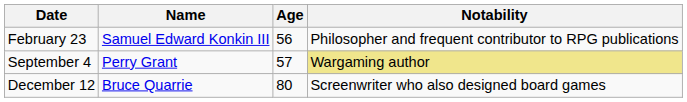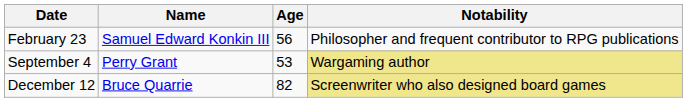(284, 62) 57 -> (284, 62) 53
(284, 85) 80 -> (284, 85) 82
(458, 85) no background -> (458, 85) khaki background
